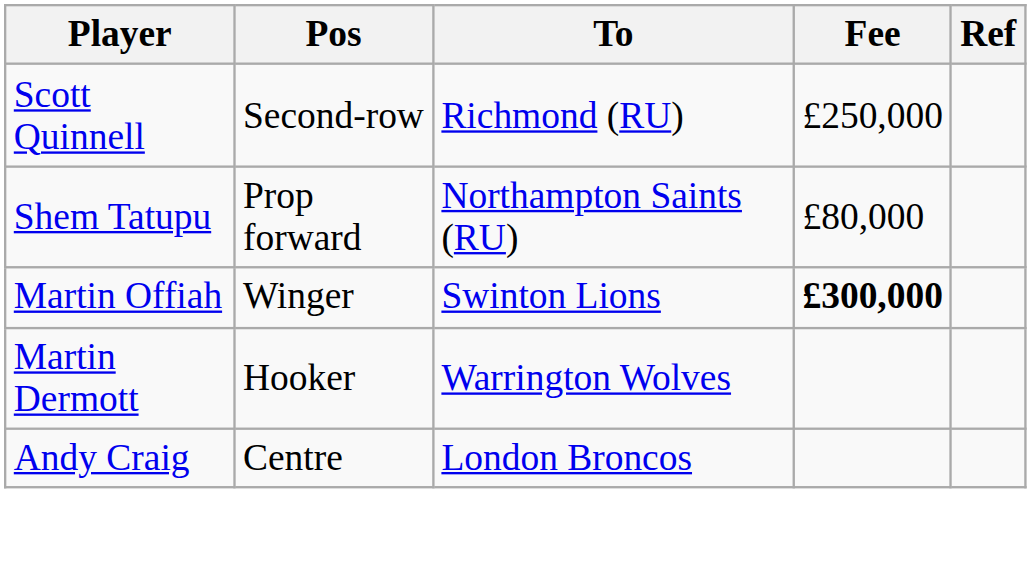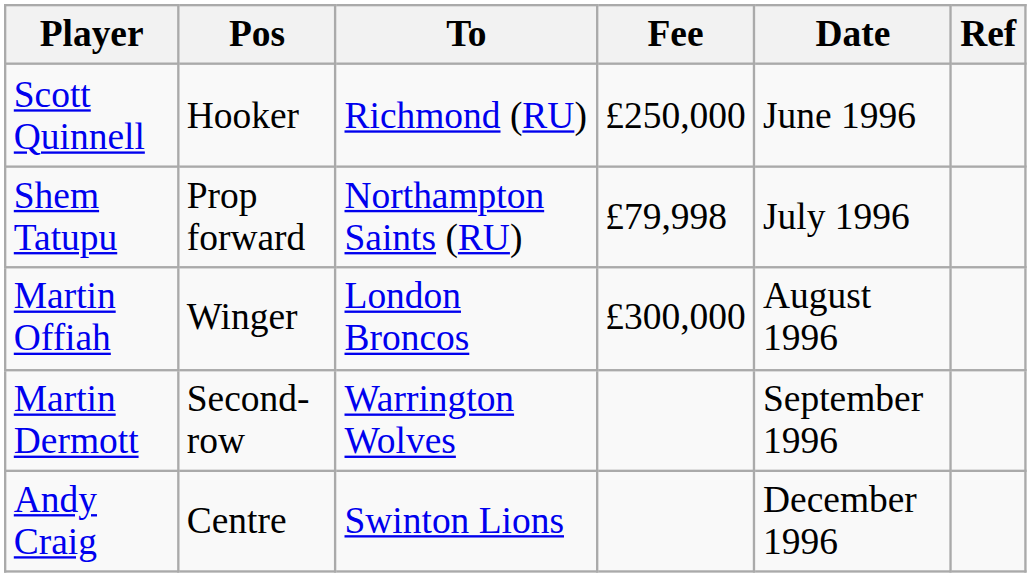+ column: (853, 34)
(333, 114) Second-row -> (243, 114) Hooker
(863, 216) £80,000 -> (666, 216) £79,998
(551, 296) Swinton Lions -> (407, 317) London Broncos
(873, 296) bold -> (676, 317) normal
(299, 376) Hooker -> (248, 419) Second-row
(567, 457) London Broncos -> (454, 520) Swinton Lions
